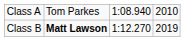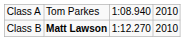(167, 28) 2019 -> (167, 28) 2010
